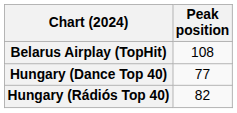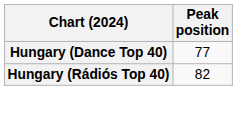- row: (89, 52)
